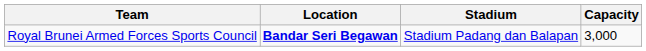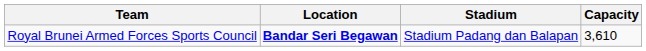(601, 35) 3,000 -> (601, 35) 3,610
